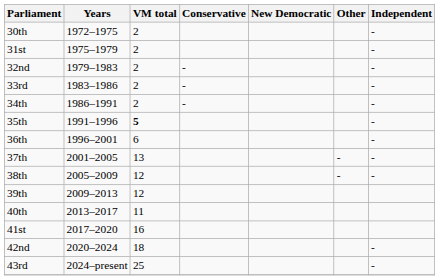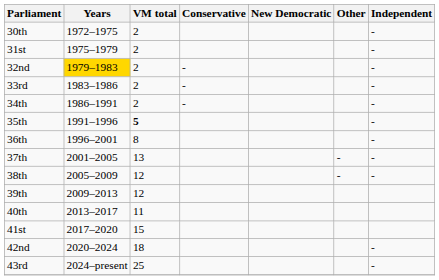(92, 67) no background -> (92, 67) gold background
(136, 139) 6 -> (136, 139) 8
(139, 229) 16 -> (139, 229) 15
